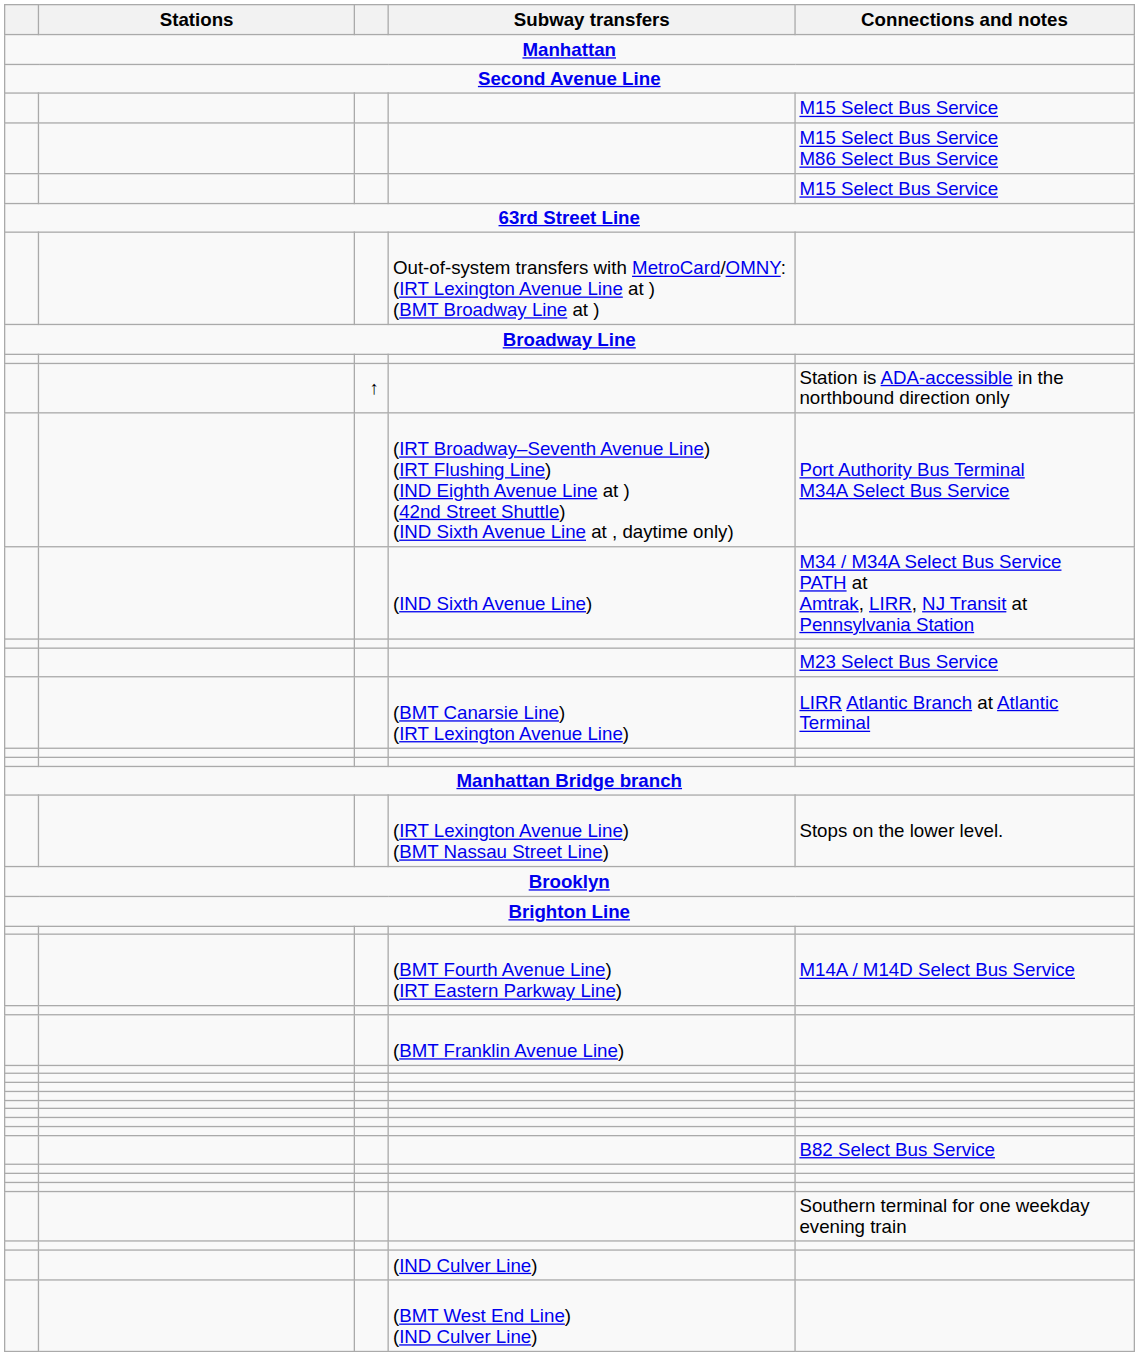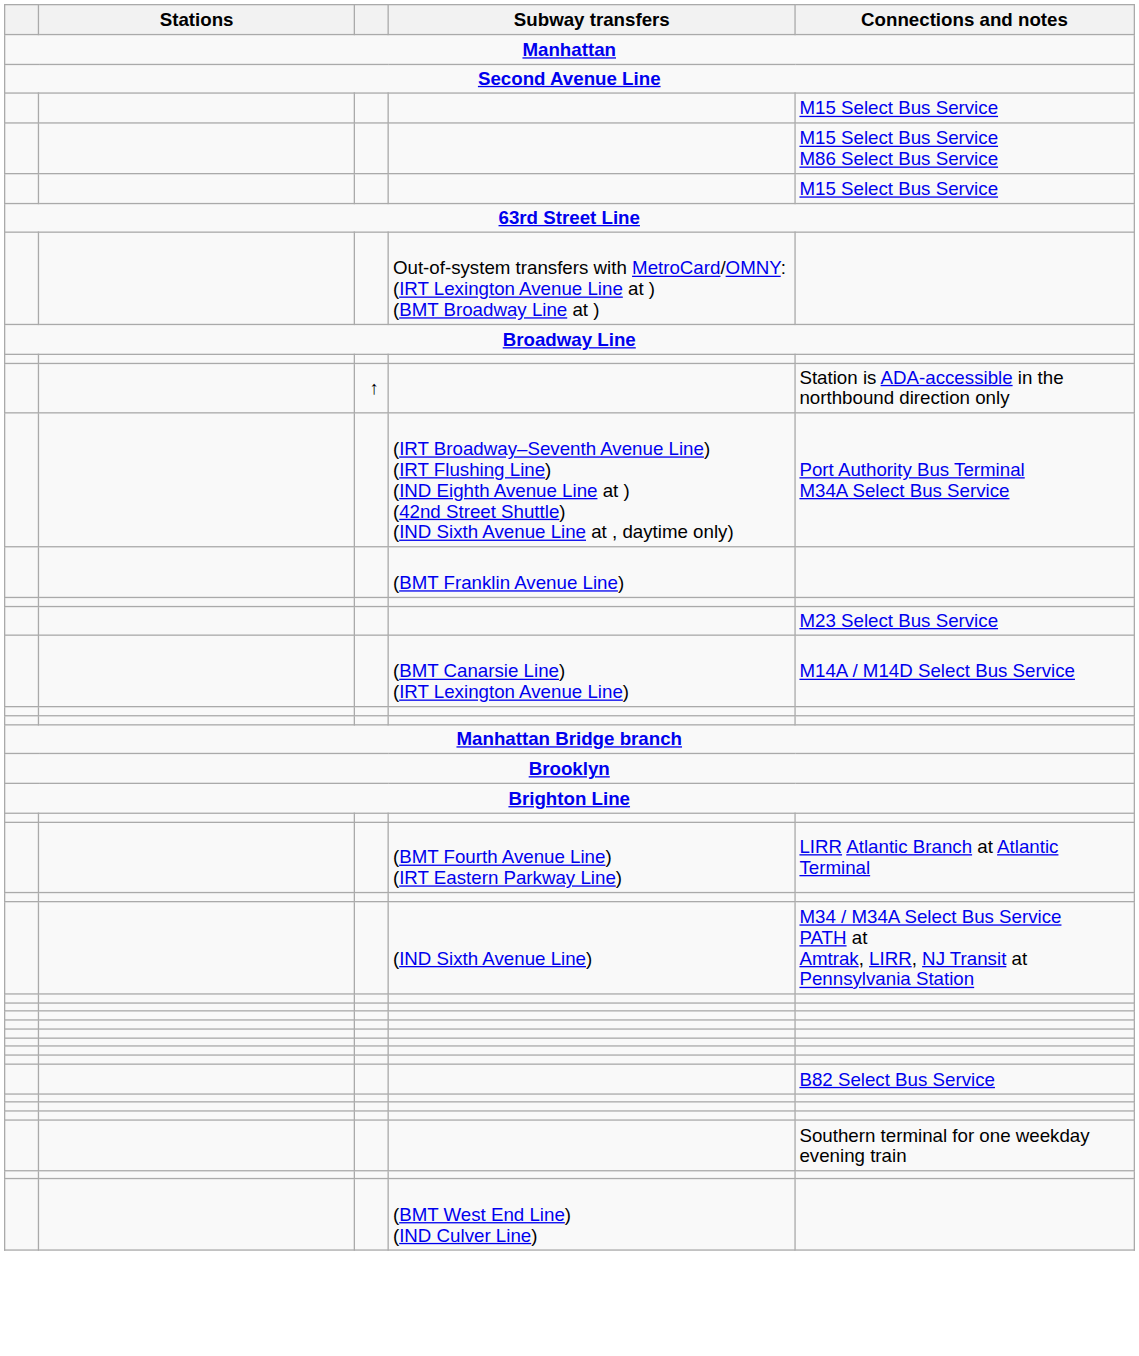rows swapped: (372, 593) <-> (372, 1040)
(929, 713) LIRR Atlantic Branch at Atlantic Terminal -> (937, 671) M14A / M14D Select Bus Service
- row: (372, 831)
(937, 970) M14A / M14D Select Bus Service -> (929, 858) LIRR Atlantic Branch at Atlantic Terminal
- row: (372, 1265)
